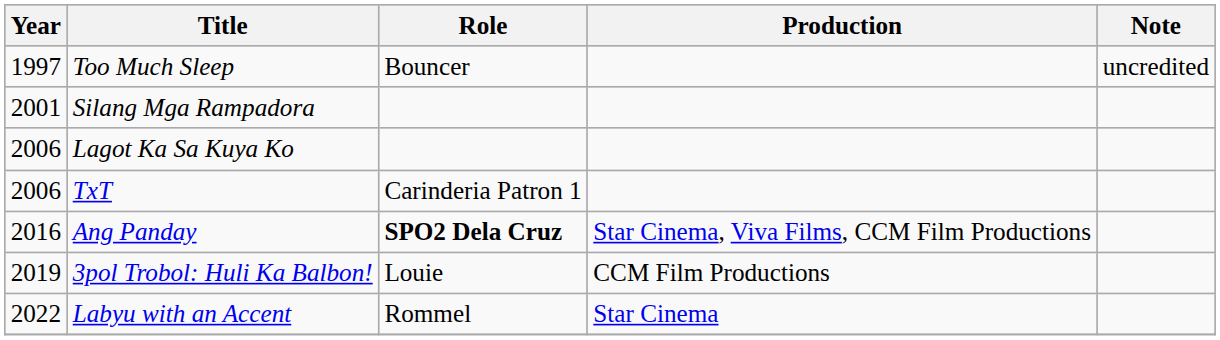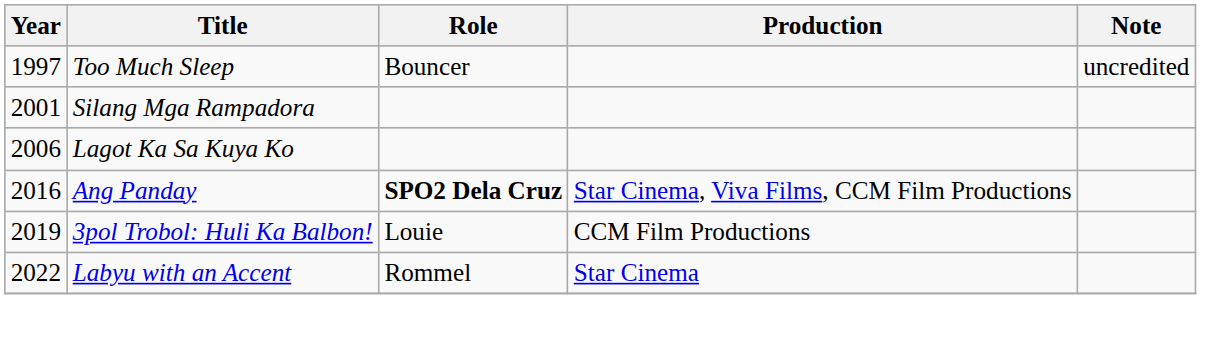- row: (92, 190)
